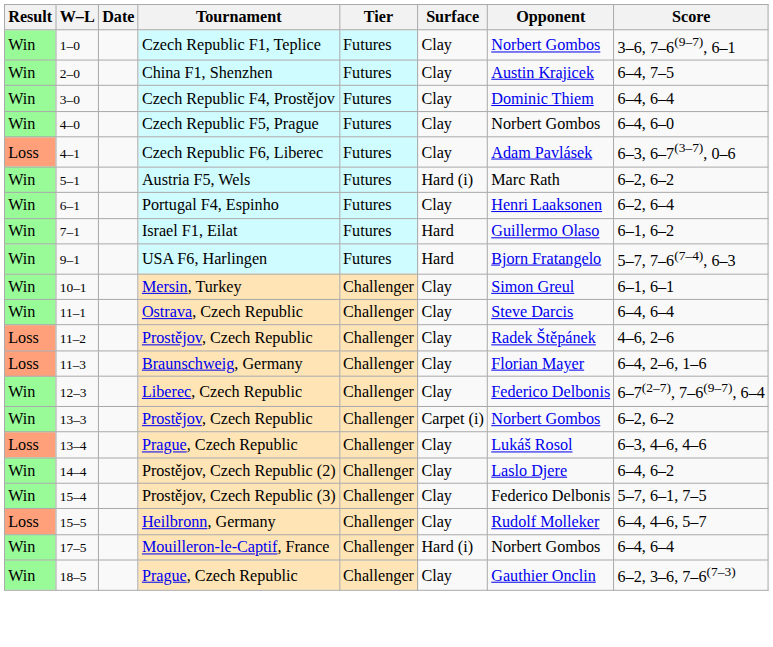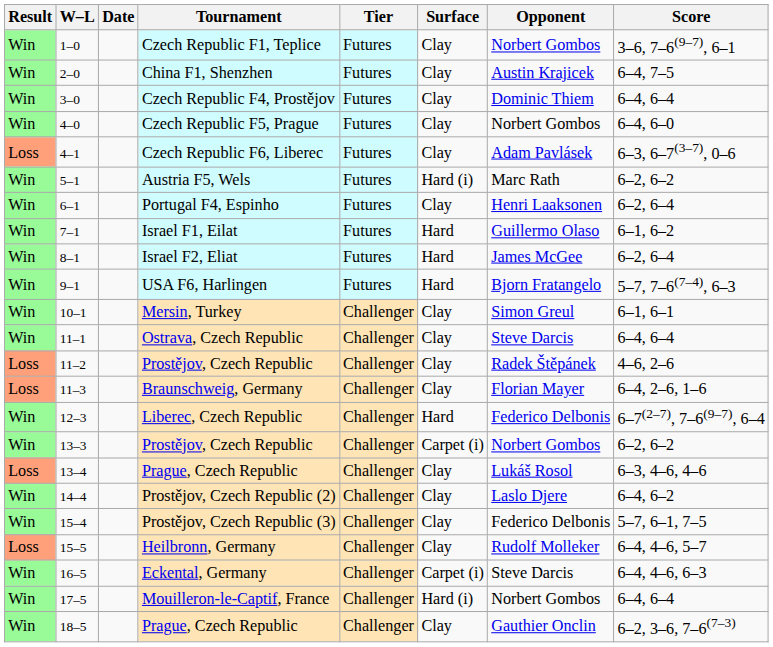+ row: (70, 257)
(437, 391) Clay -> (438, 417) Hard
+ row: (73, 574)
